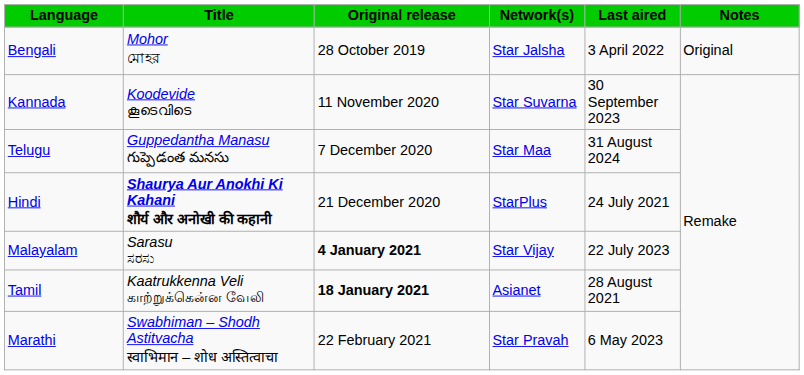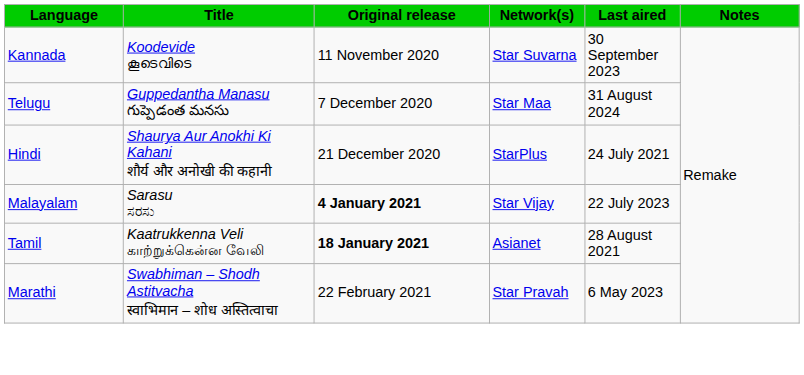- row: (32, 50)
(205, 201) bold -> (199, 154) normal
